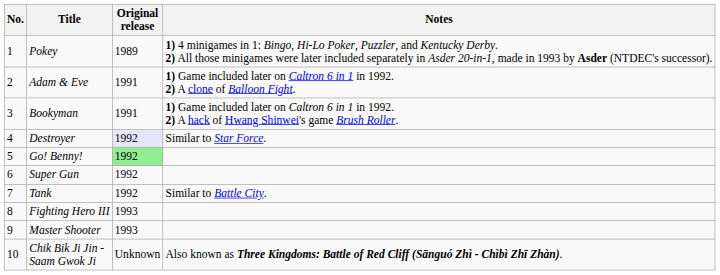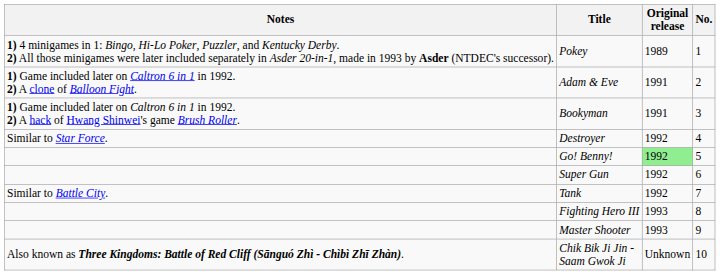columns swapped: (15, 20) <-> (439, 20)
(126, 138) lavender background -> (656, 138) no background
